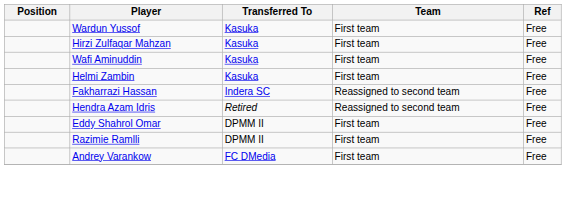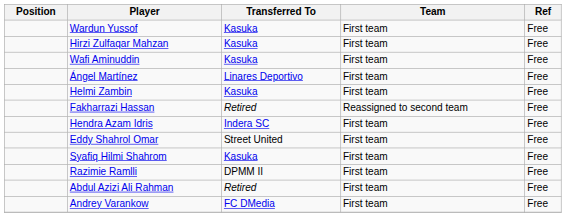+ row: (104, 76)
(247, 92) Indera SC -> (240, 108) Retired
(241, 108) Retired -> (247, 124) Indera SC
(397, 108) Reassigned to second team -> (365, 124) First team
(244, 124) DPMM II -> (253, 140) Street United
+ row: (118, 156)
+ row: (122, 188)
